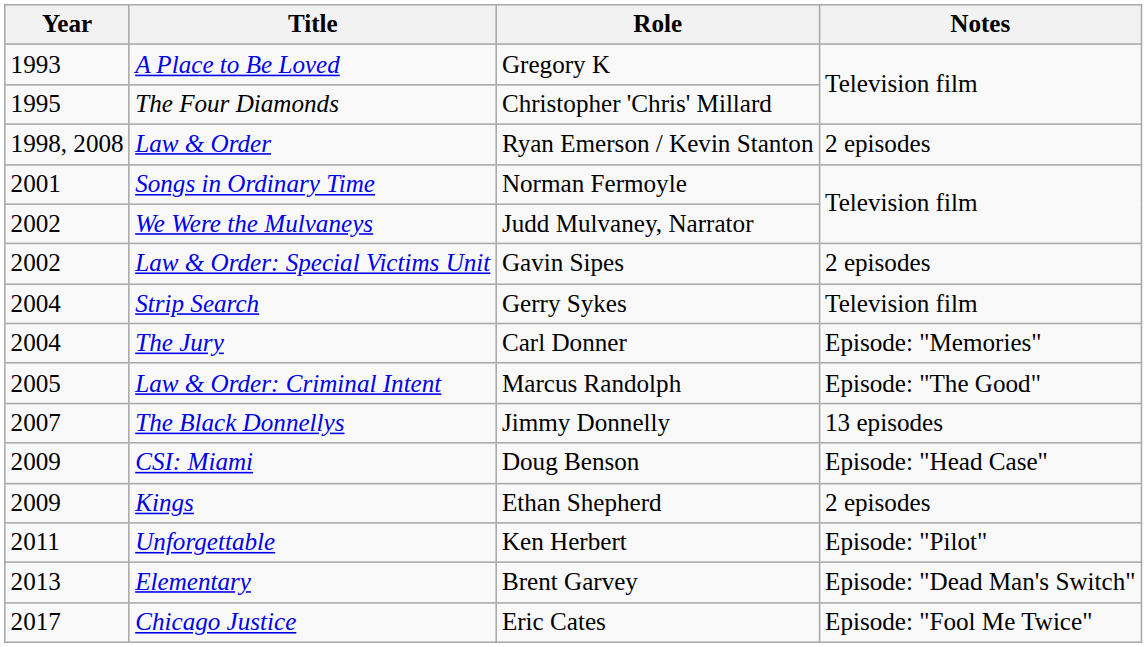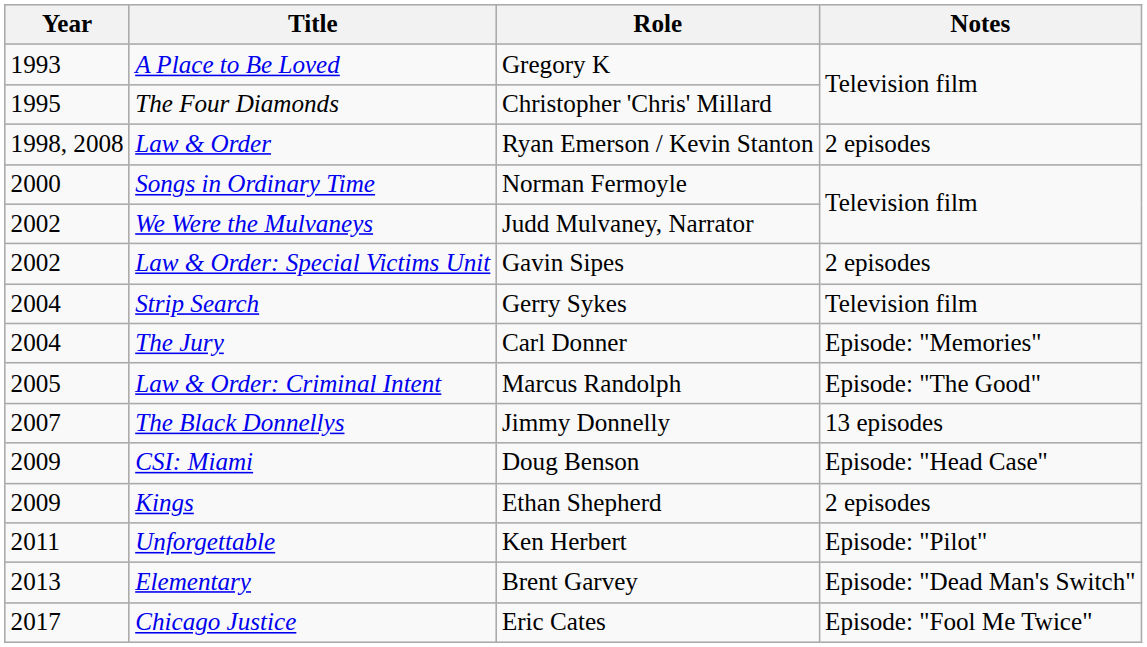(36, 183) 2001 -> (36, 183) 2000
